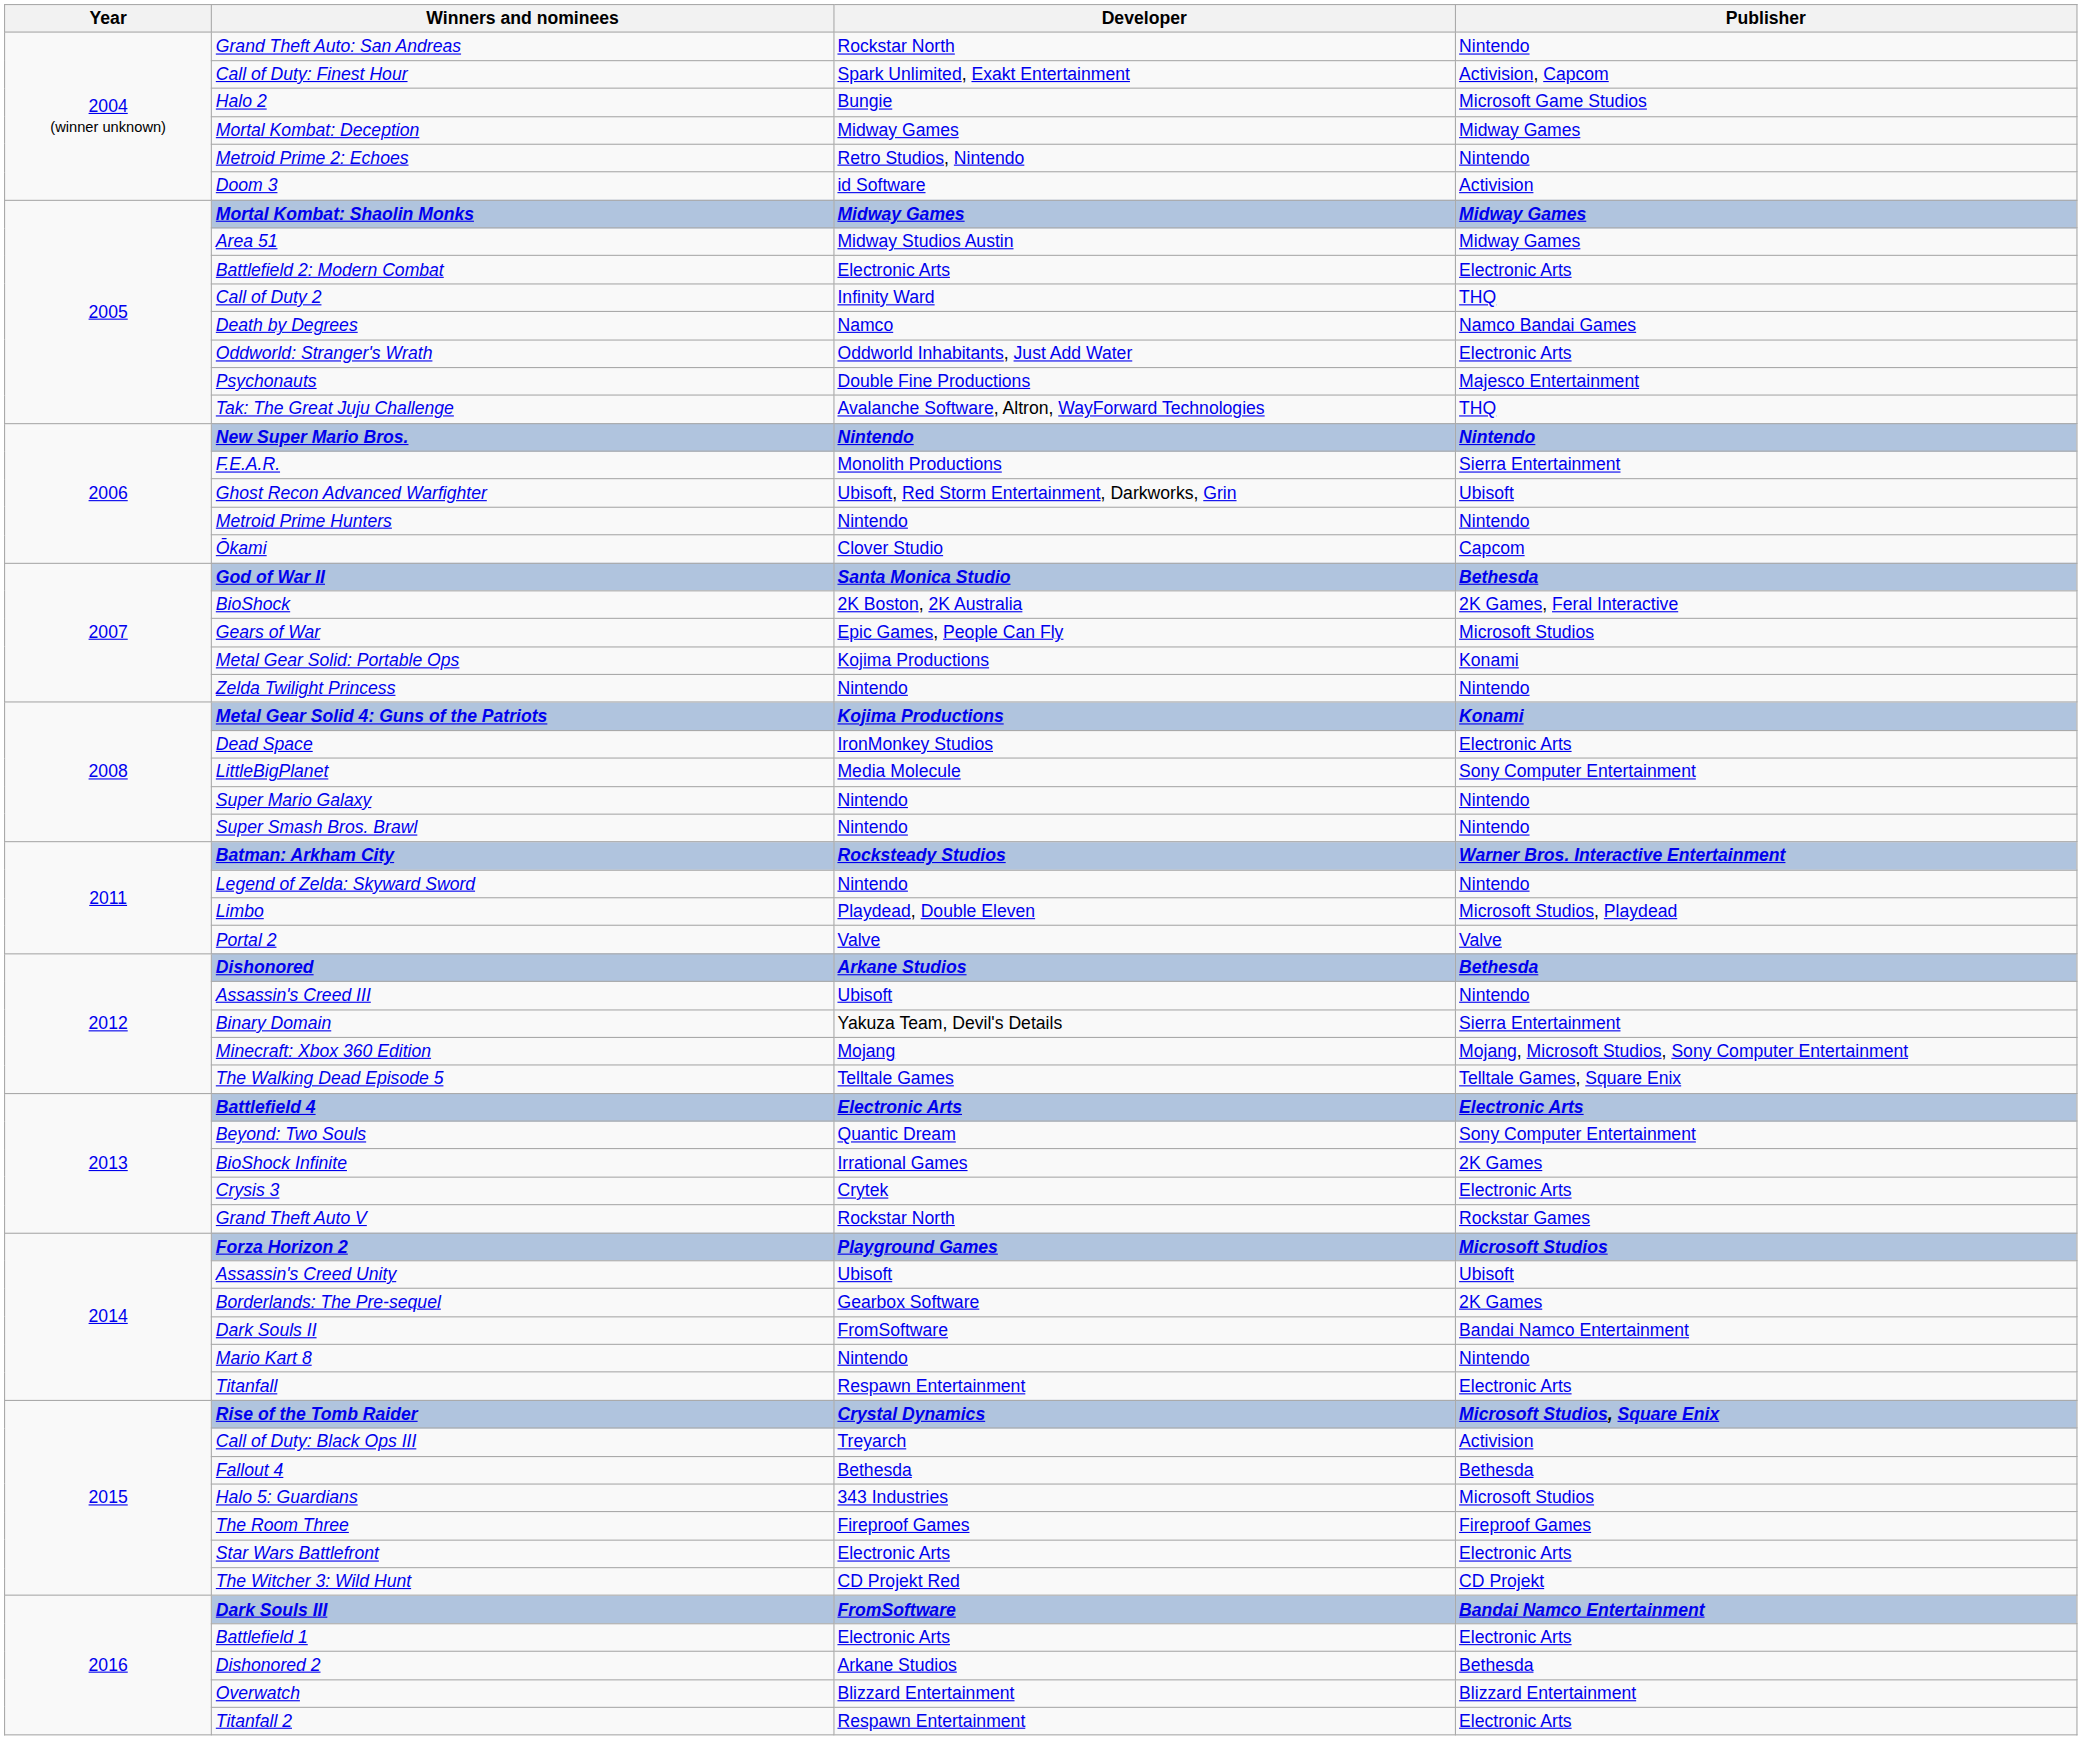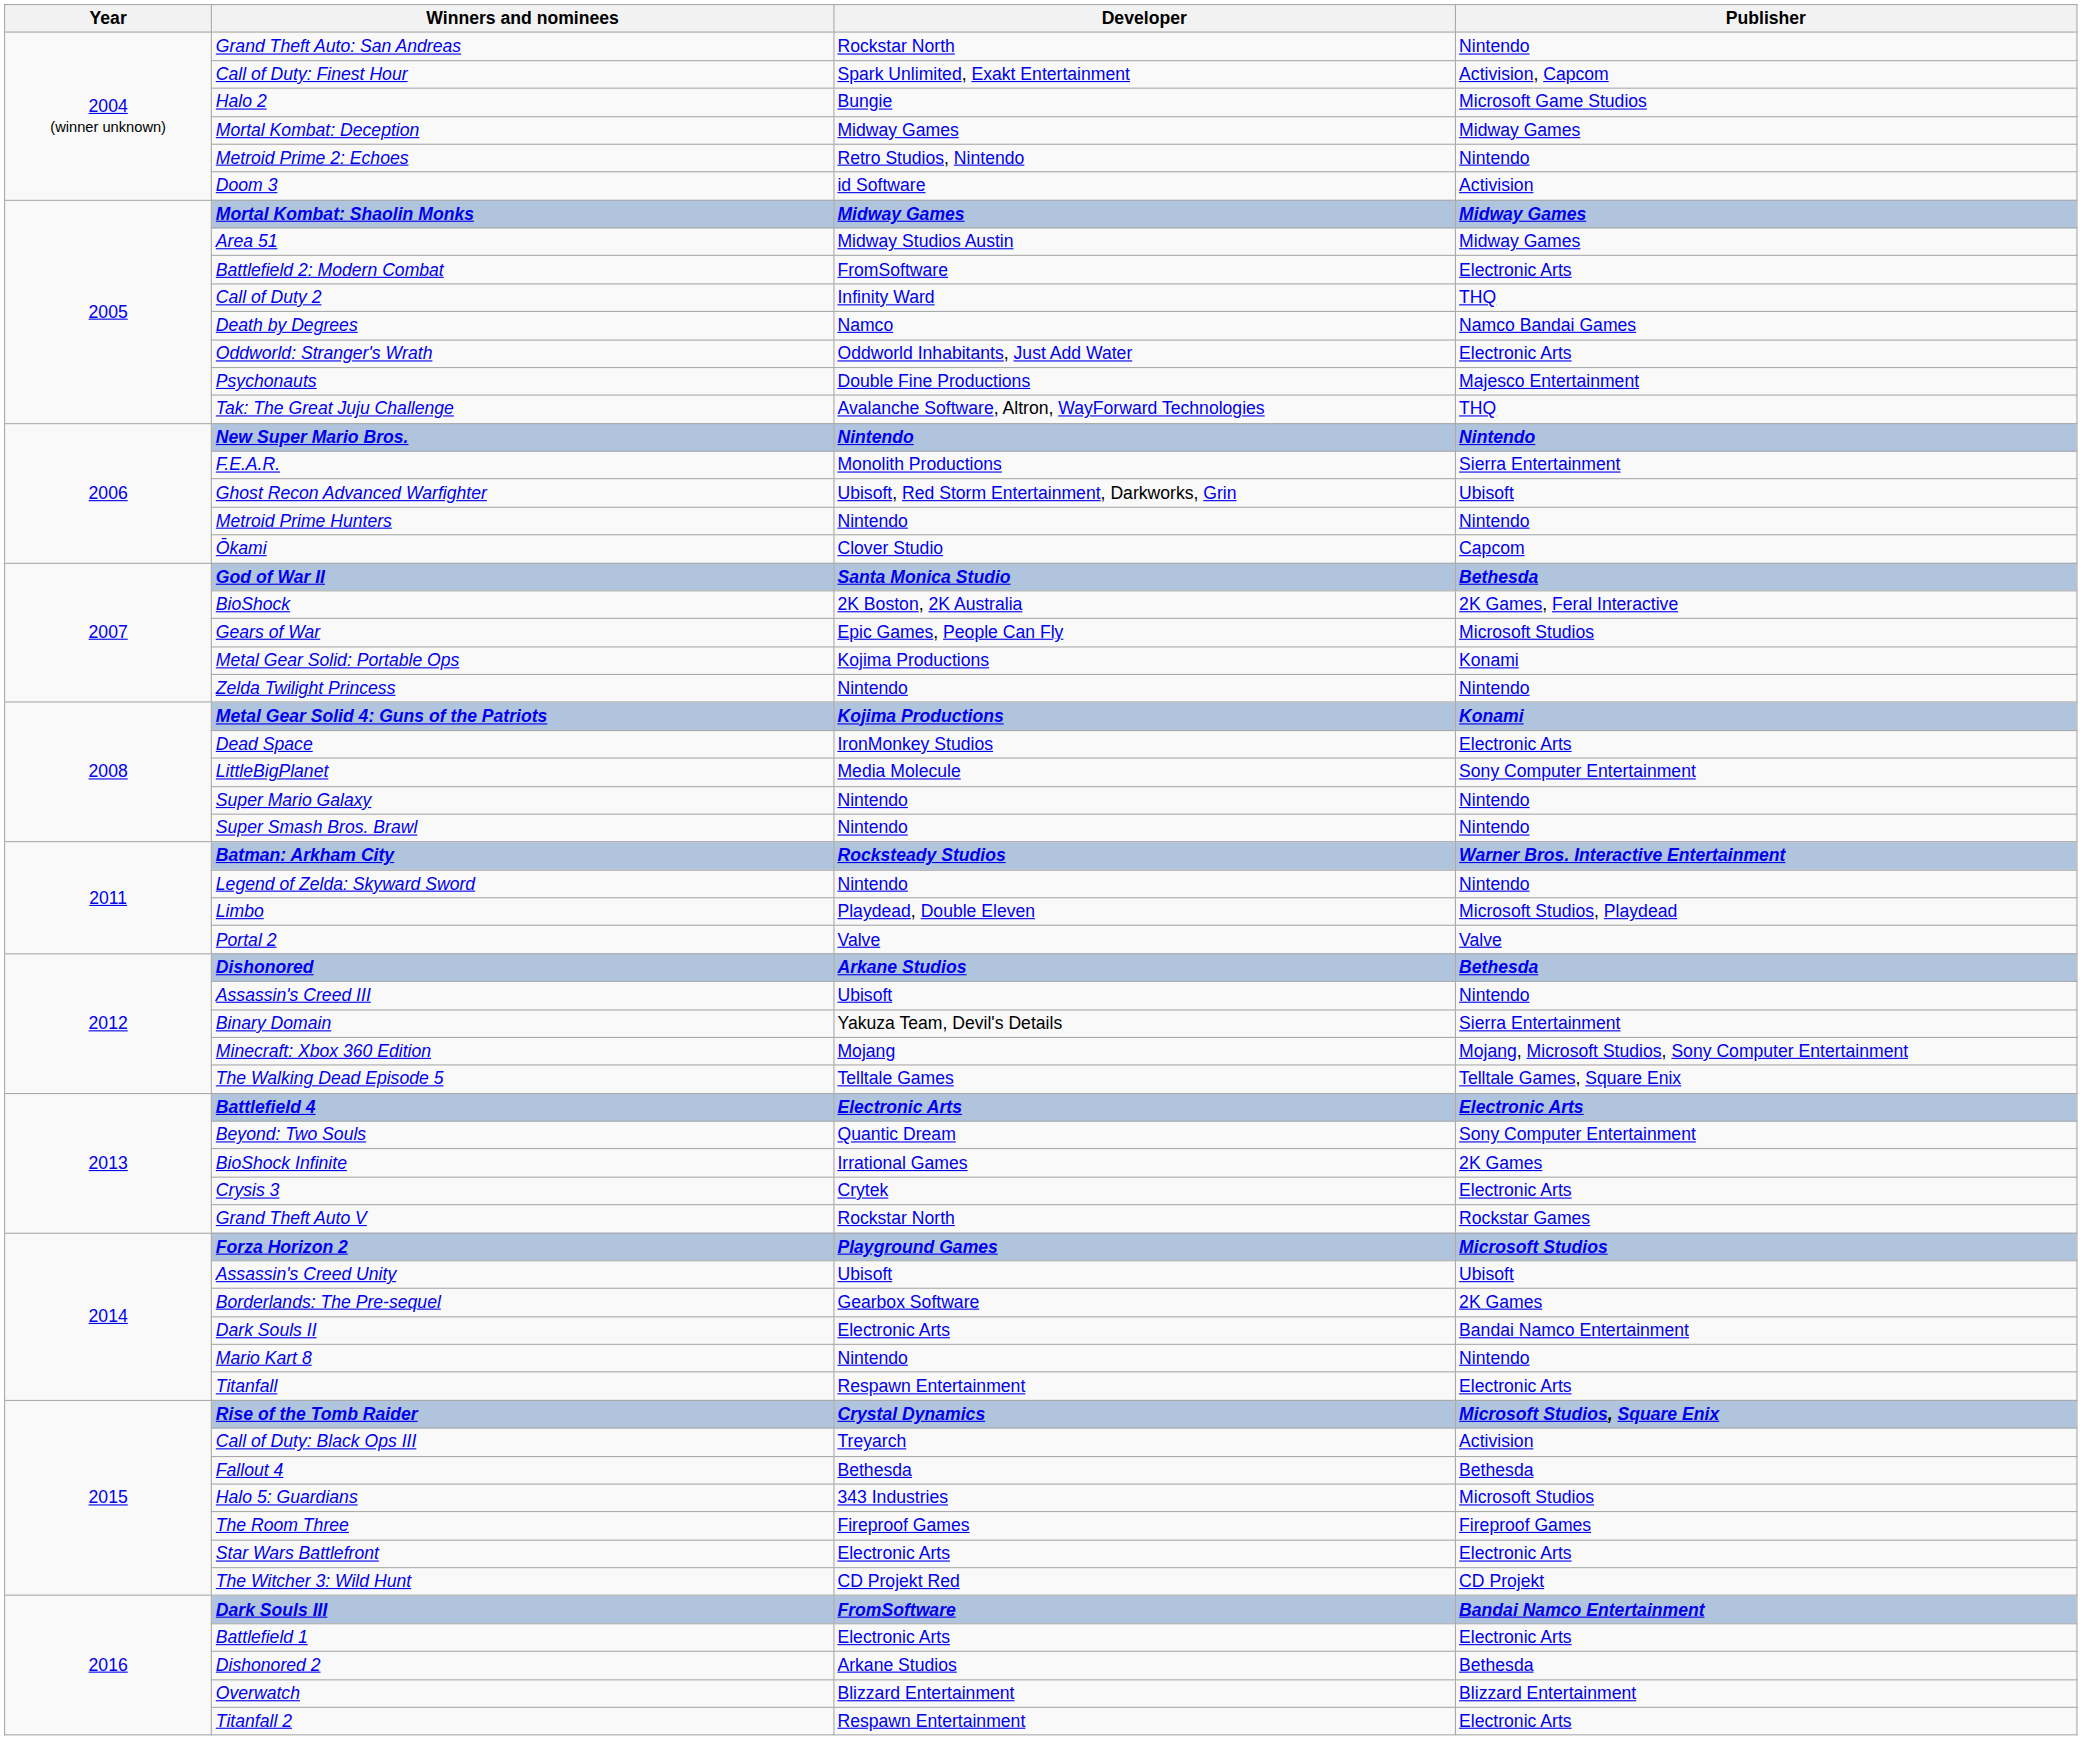(894, 269) Electronic Arts -> (893, 269) FromSoftware
(893, 1330) FromSoftware -> (894, 1330) Electronic Arts
